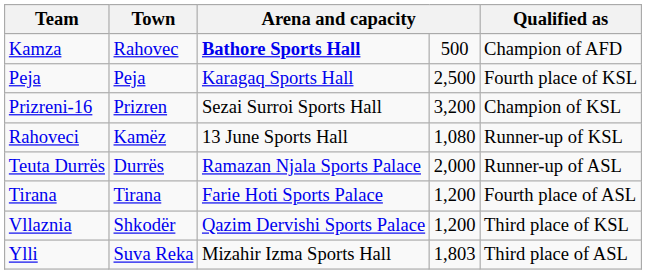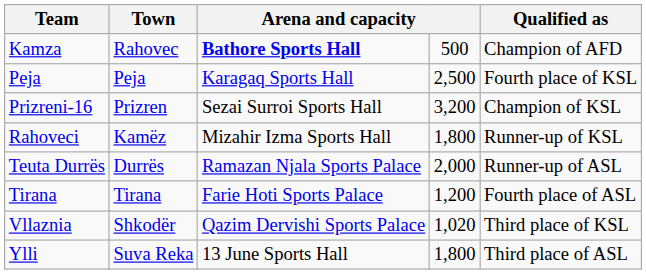(275, 136) 13 June Sports Hall -> (297, 136) Mizahir Izma Sports Hall
(455, 136) 1,080 -> (455, 136) 1,800
(455, 225) 1,200 -> (455, 225) 1,020
(297, 254) Mizahir Izma Sports Hall -> (275, 254) 13 June Sports Hall
(455, 254) 1,803 -> (455, 254) 1,800
